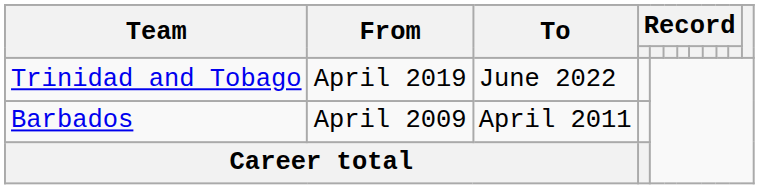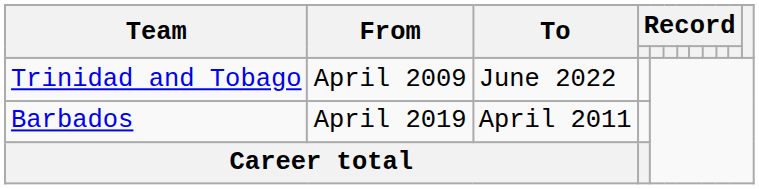(390, 79) April 2019 -> (390, 79) April 2009
(390, 121) April 2009 -> (390, 121) April 2019
